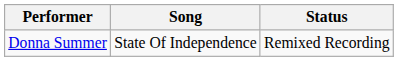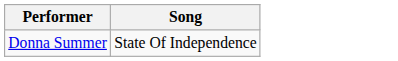- column: (327, 16)
